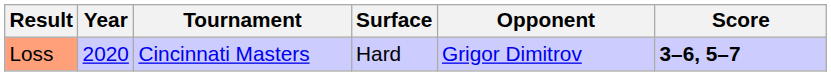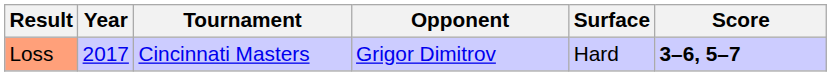columns swapped: (394, 20) <-> (546, 20)
(106, 53) 2020 -> (106, 53) 2017
